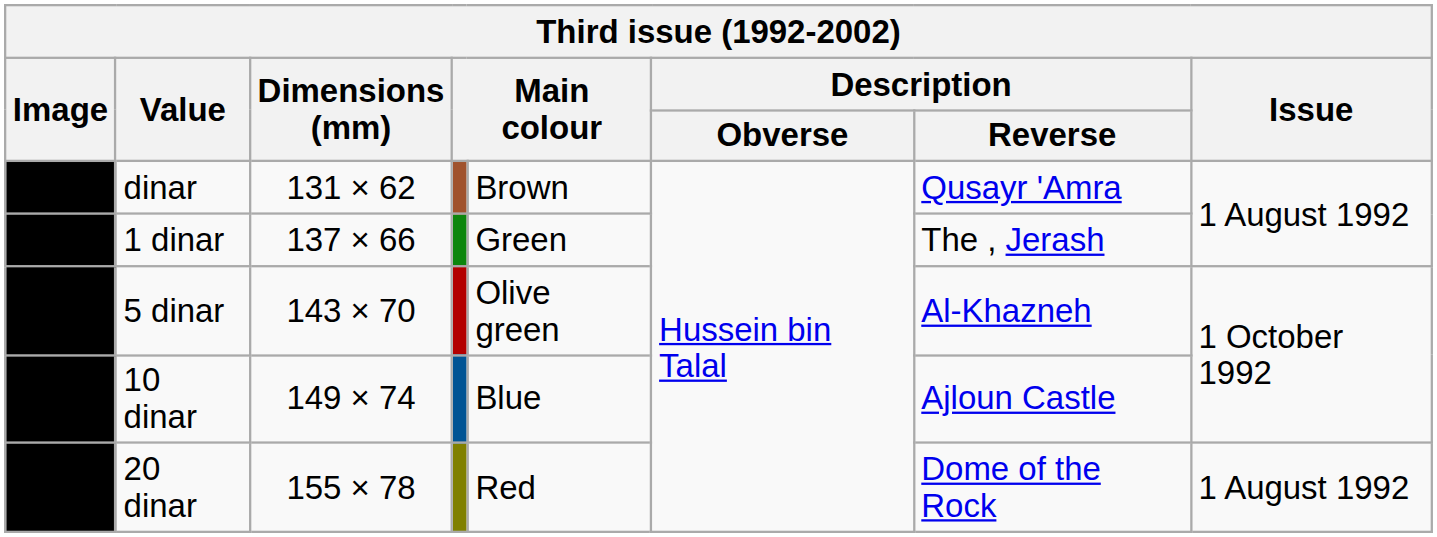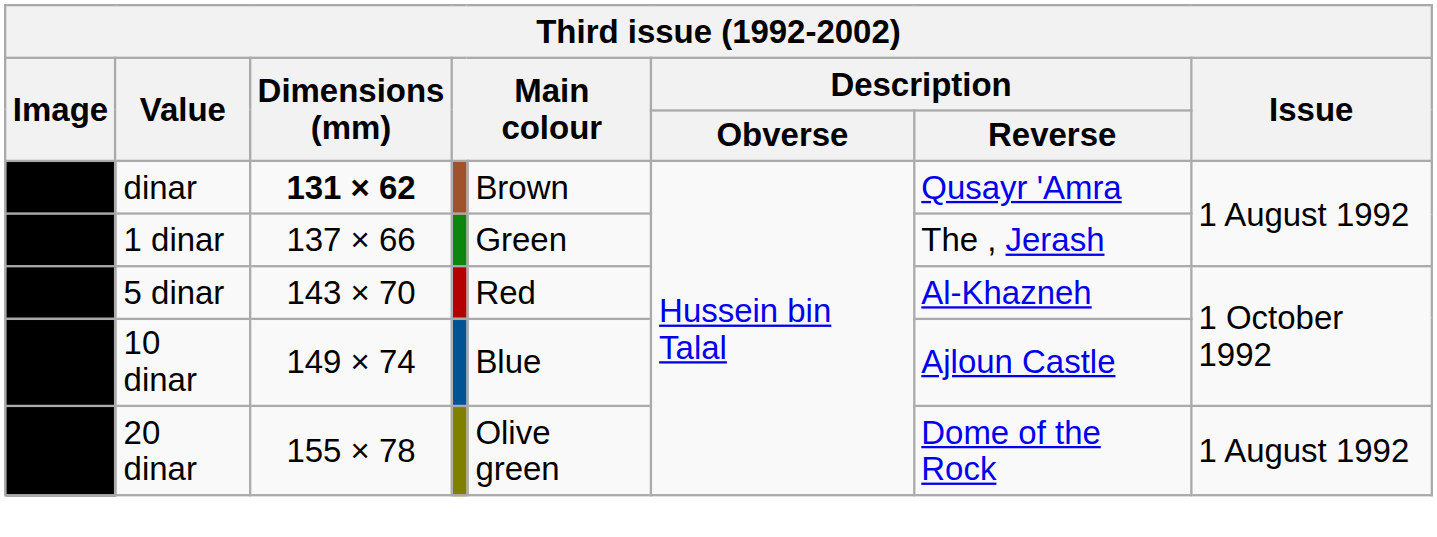(351, 187) normal -> (351, 187) bold
(518, 310) Olive green -> (506, 292) Red
(506, 487) Red -> (518, 451) Olive green
